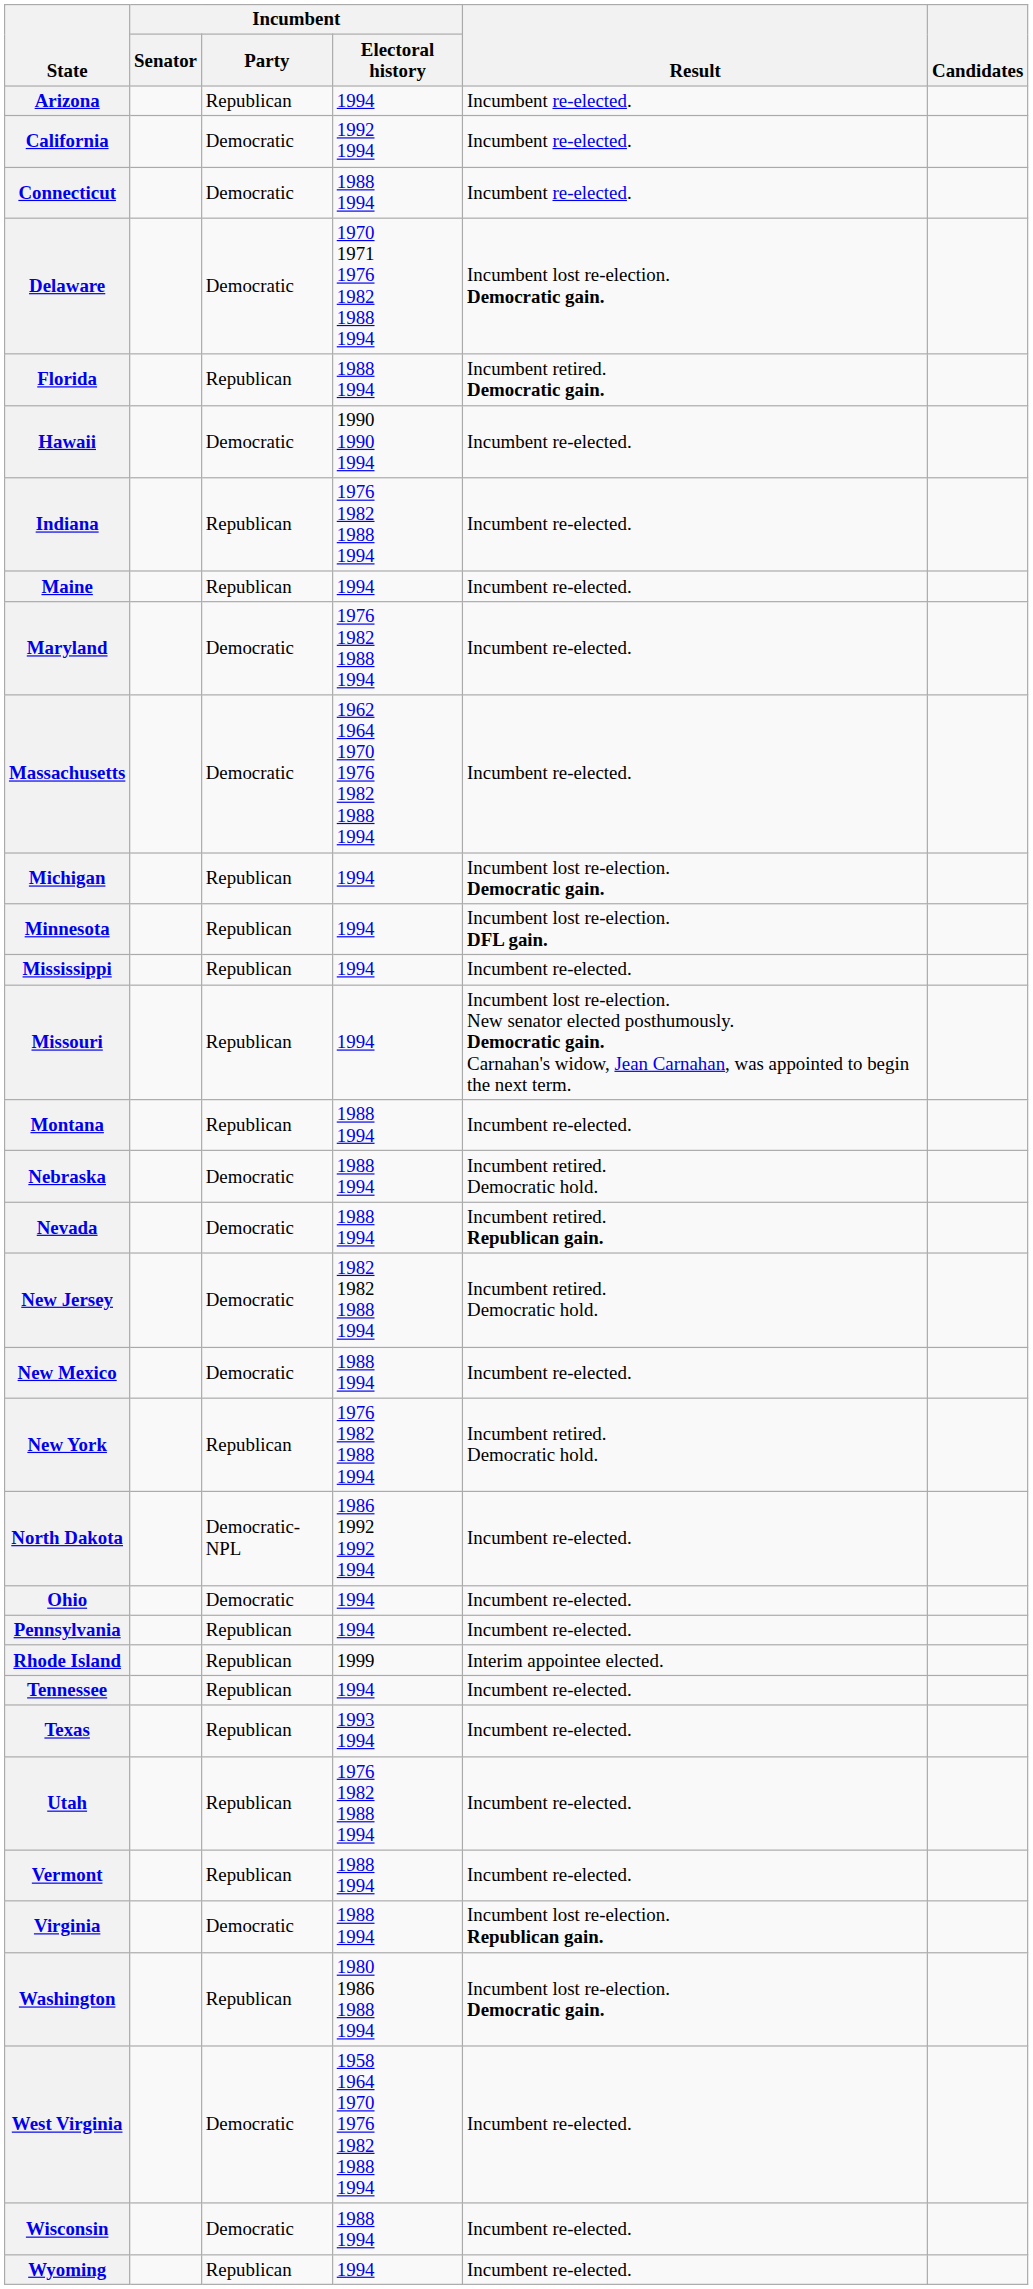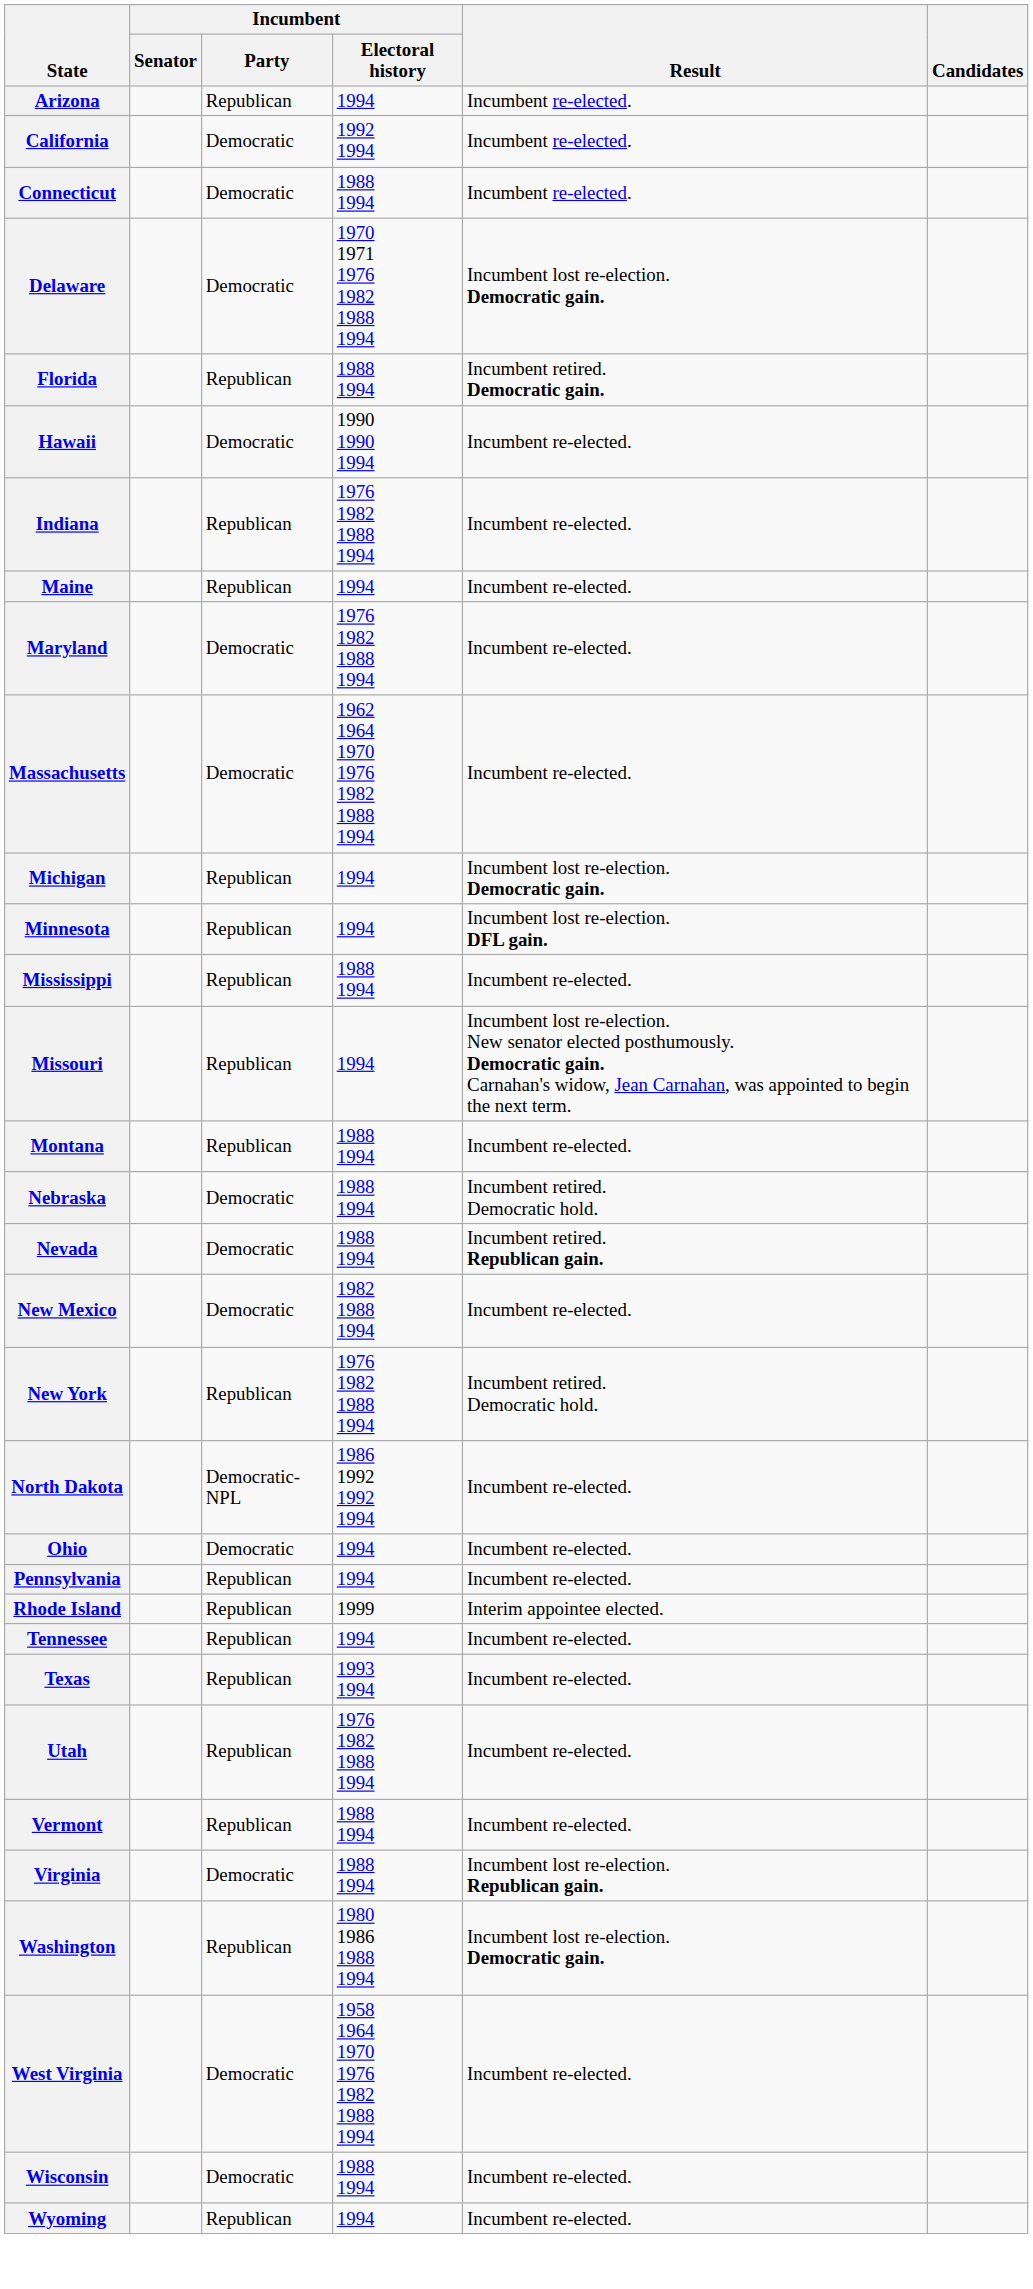(356, 969) 1994 -> (356, 980) 1988 1994
- row: (67, 1299)
(356, 1372) 1988 1994 -> (356, 1310) 1982 1988 1994
